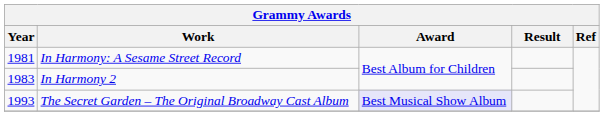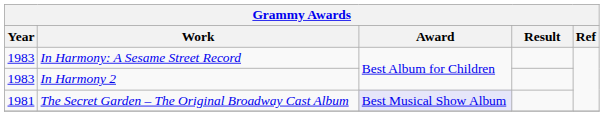(21, 57) 1981 -> (21, 57) 1983
(21, 100) 1993 -> (21, 100) 1981
